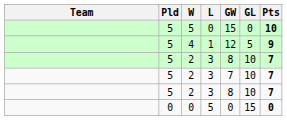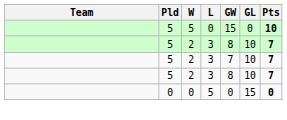- row: (191, 44)
